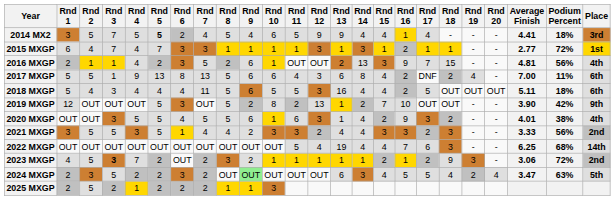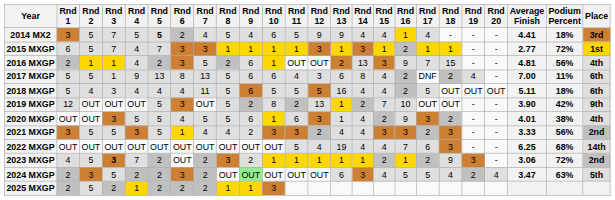(91, 49) 4 -> (91, 49) 5
(319, 90) 3 -> (319, 90) 5
